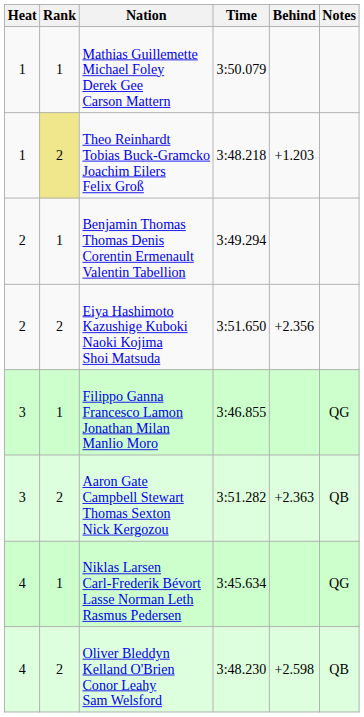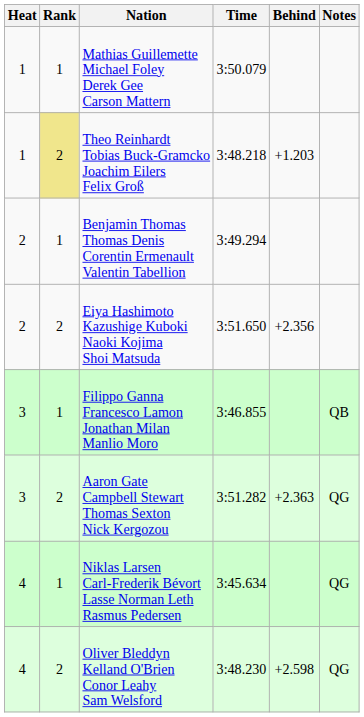(339, 412) QG -> (339, 412) QB
(339, 498) QB -> (339, 498) QG
(339, 669) QB -> (339, 669) QG
